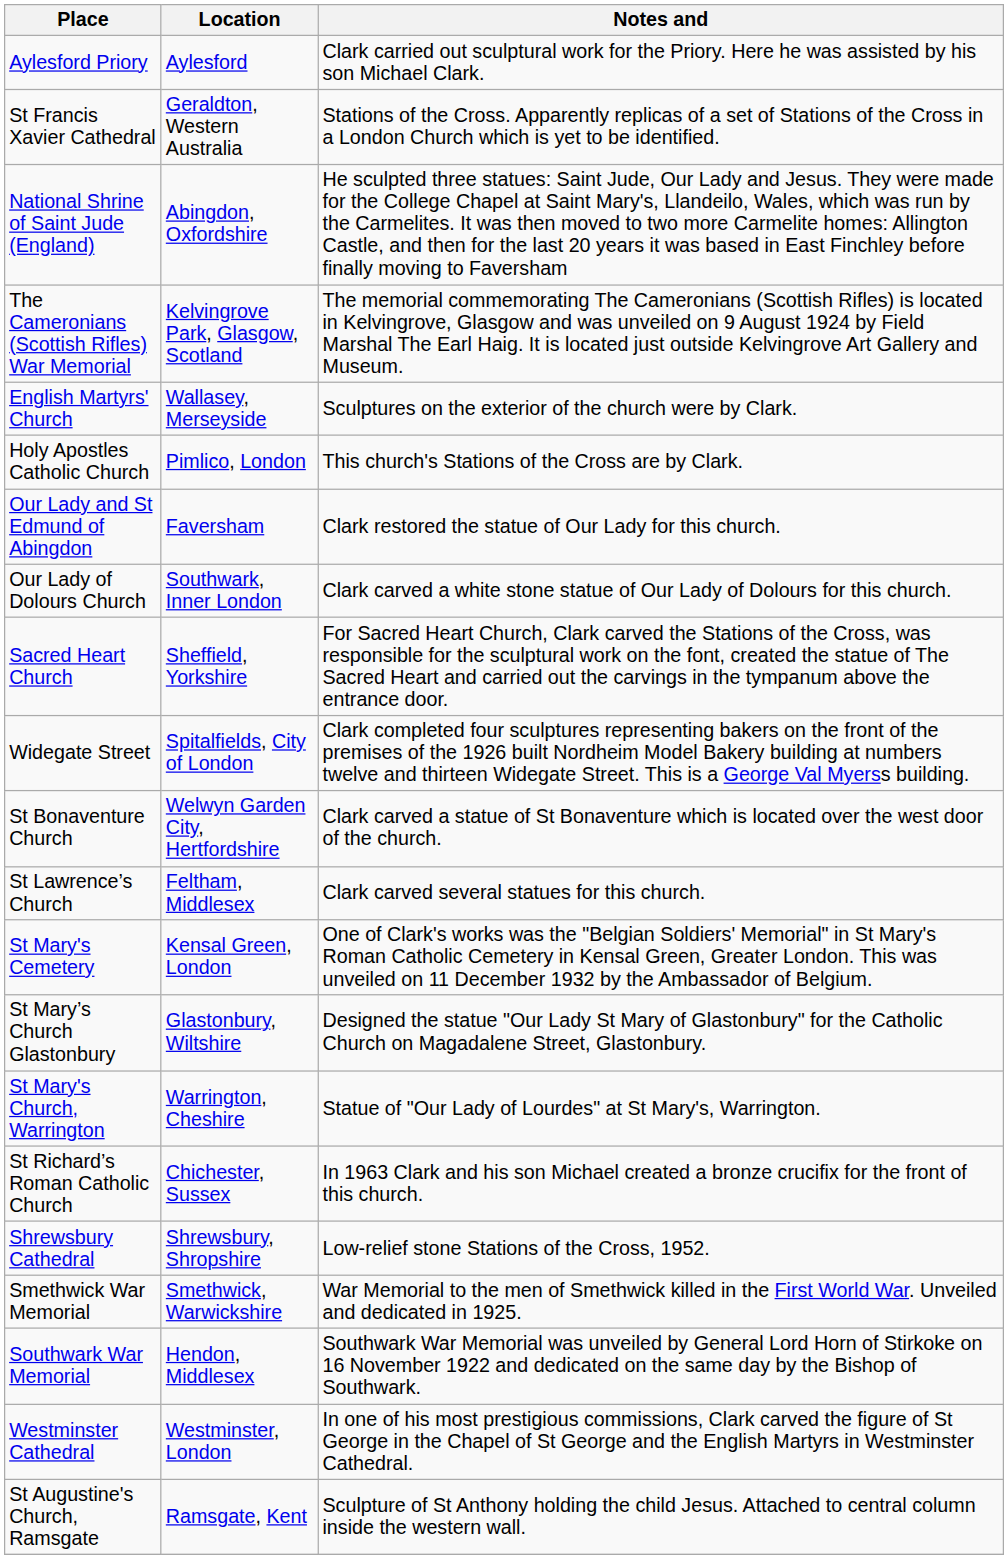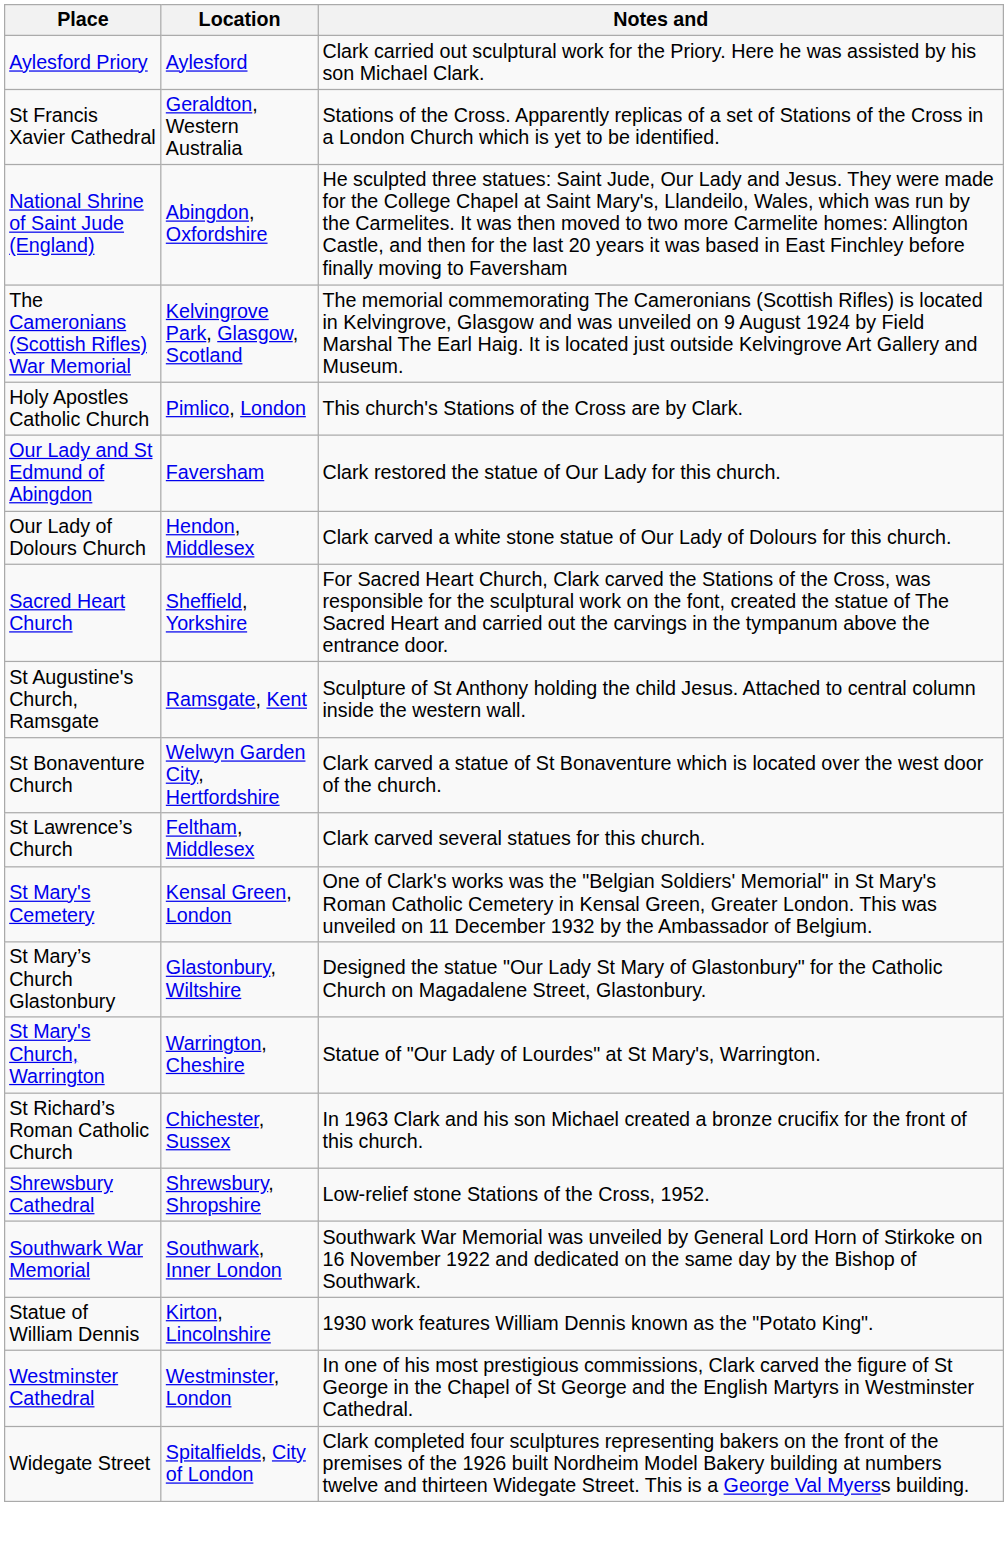- row: (79, 408)
(224, 590) Southwark, Inner London -> (210, 537) Hendon, Middlesex
rows swapped: (71, 1516) <-> (80, 752)
- row: (77, 1301)
(210, 1365) Hendon, Middlesex -> (224, 1259) Southwark, Inner London
+ row: (74, 1323)
